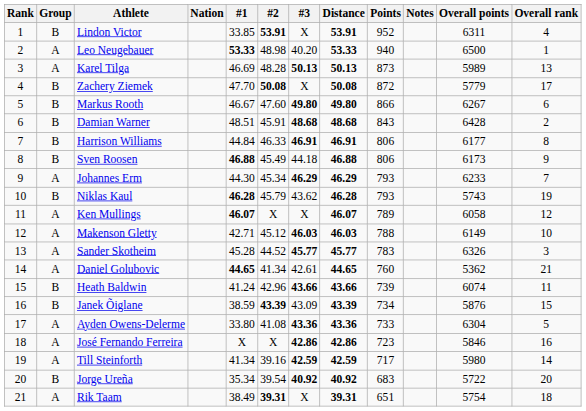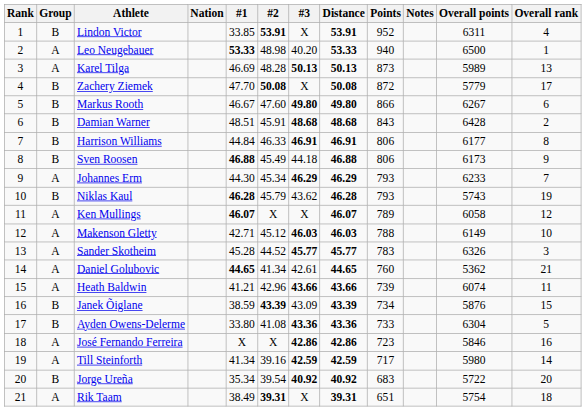(55, 287) B -> (55, 287) A
(242, 287) 41.24 -> (242, 287) 41.21
(55, 324) A -> (55, 324) B
